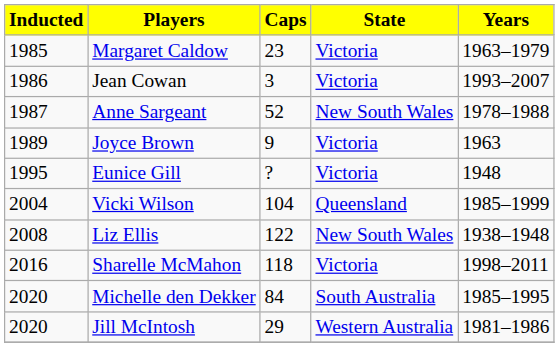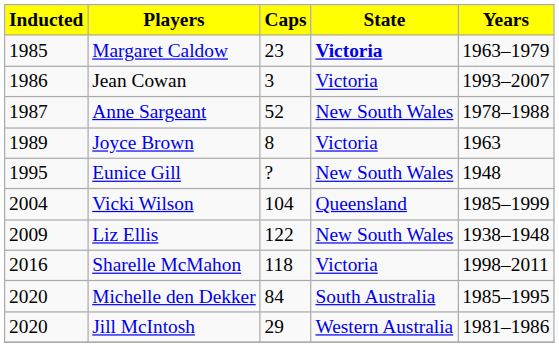(347, 50) normal -> (349, 50) bold
(269, 142) 9 -> (269, 142) 8
(347, 173) Victoria -> (384, 173) New South Wales
(28, 234) 2008 -> (28, 234) 2009
